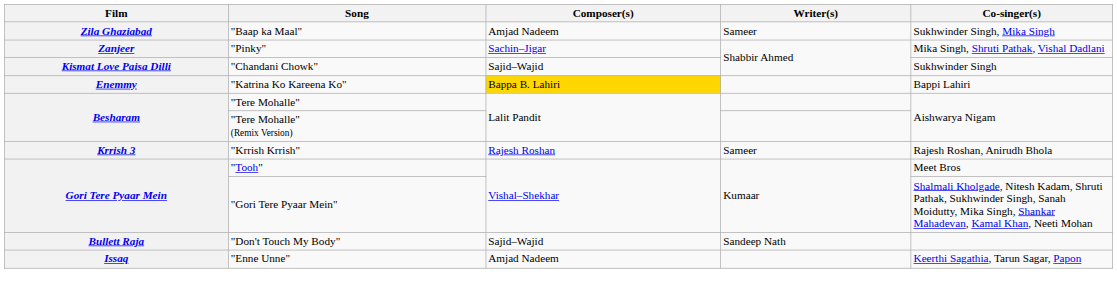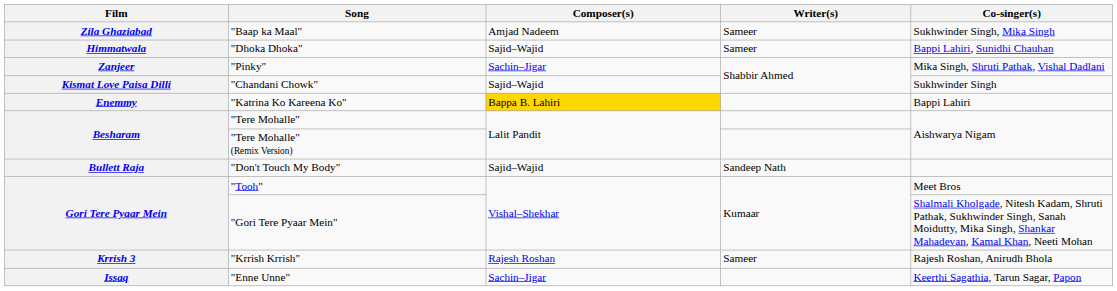+ row: (267, 48)
rows swapped: (265, 150) <-> (285, 241)
(524, 259) Amjad Nadeem -> (517, 276) Sachin–Jigar
